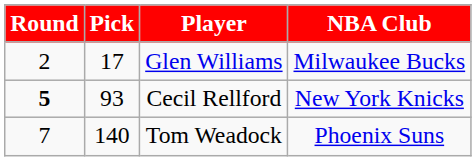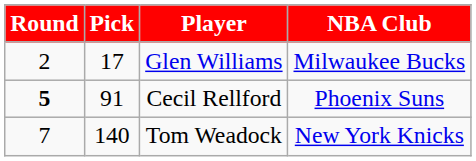(112, 98) 93 -> (112, 98) 91
(379, 98) New York Knicks -> (379, 98) Phoenix Suns
(379, 135) Phoenix Suns -> (379, 135) New York Knicks
